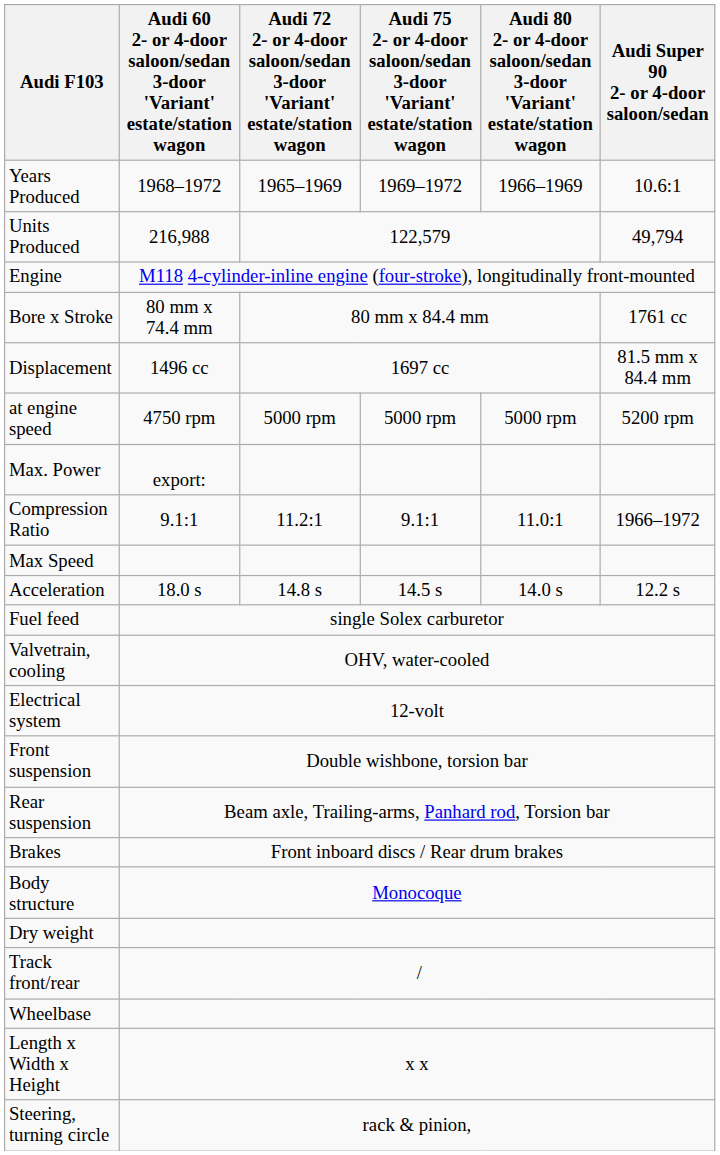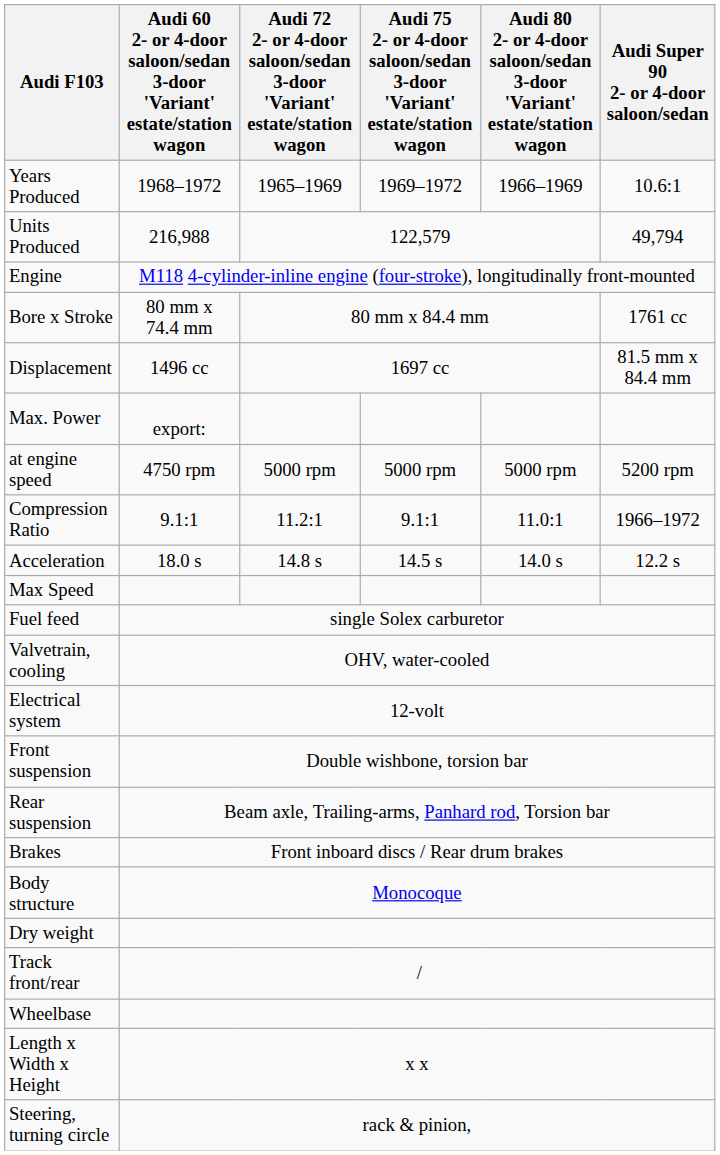rows swapped: (55, 469) <-> (43, 418)
rows swapped: (57, 590) <-> (51, 560)
